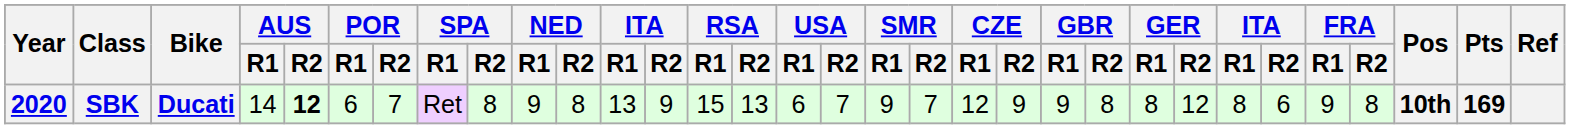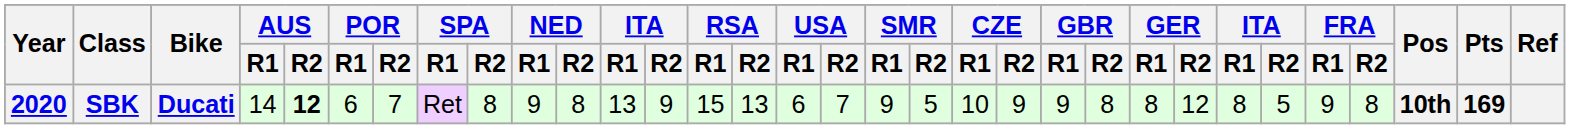(931, 104) 7 -> (931, 104) 5
(975, 104) 12 -> (975, 104) 10
(1283, 104) 6 -> (1283, 104) 5
